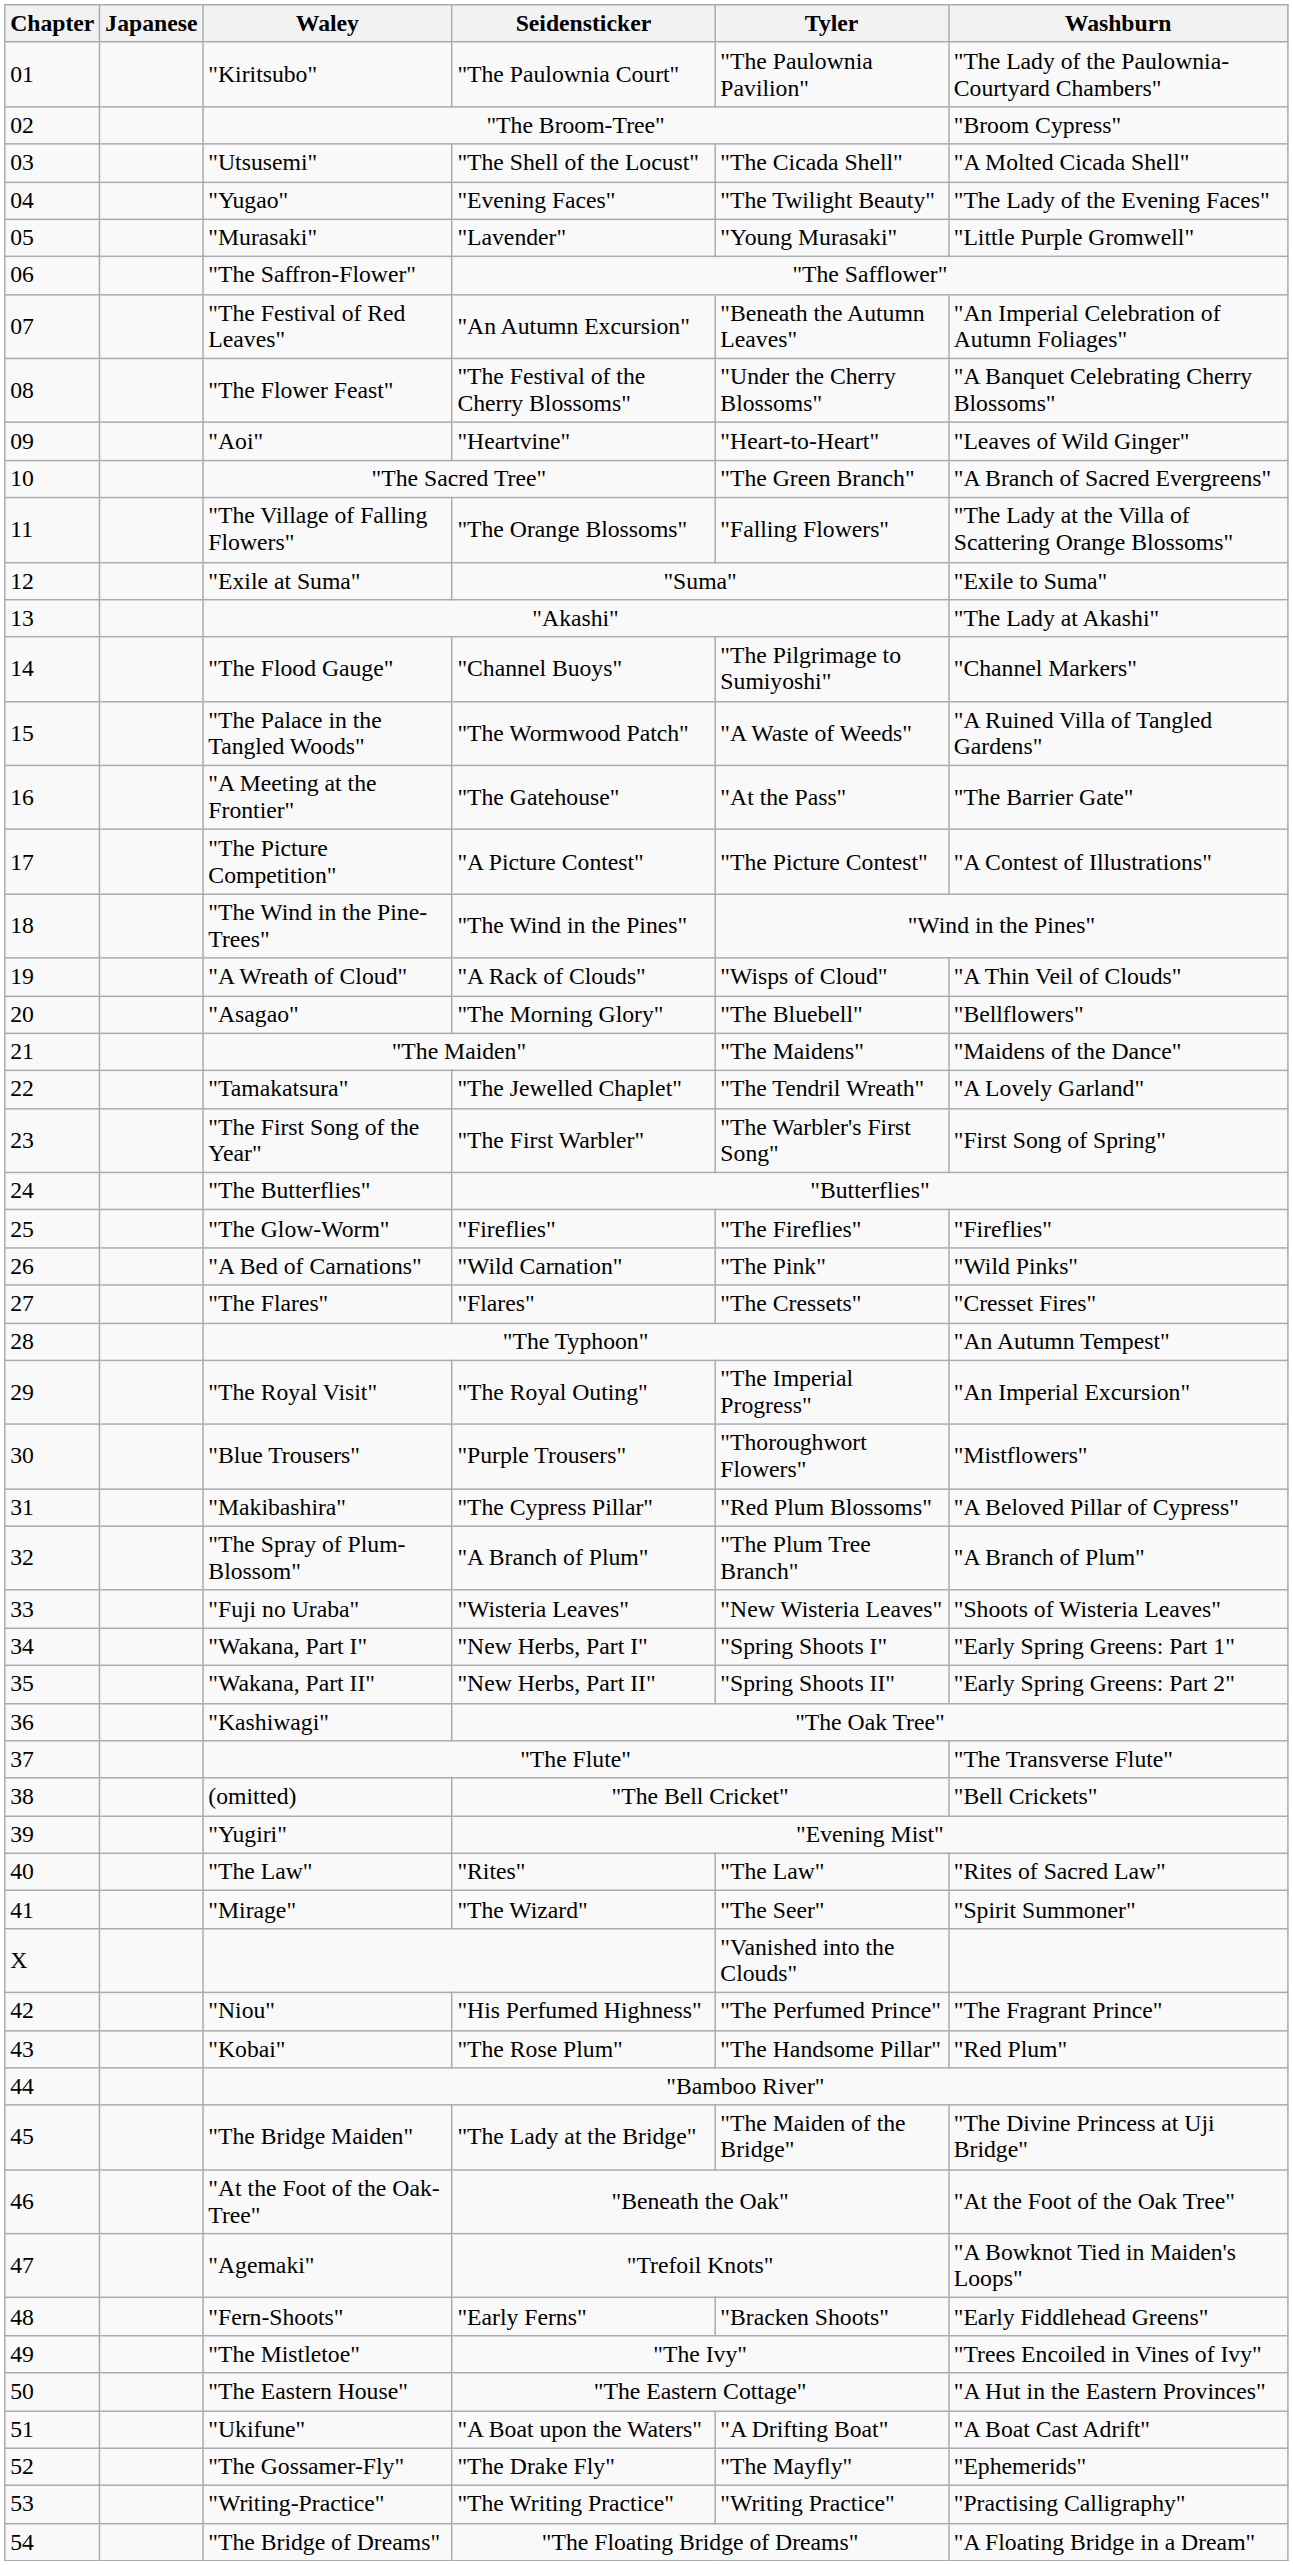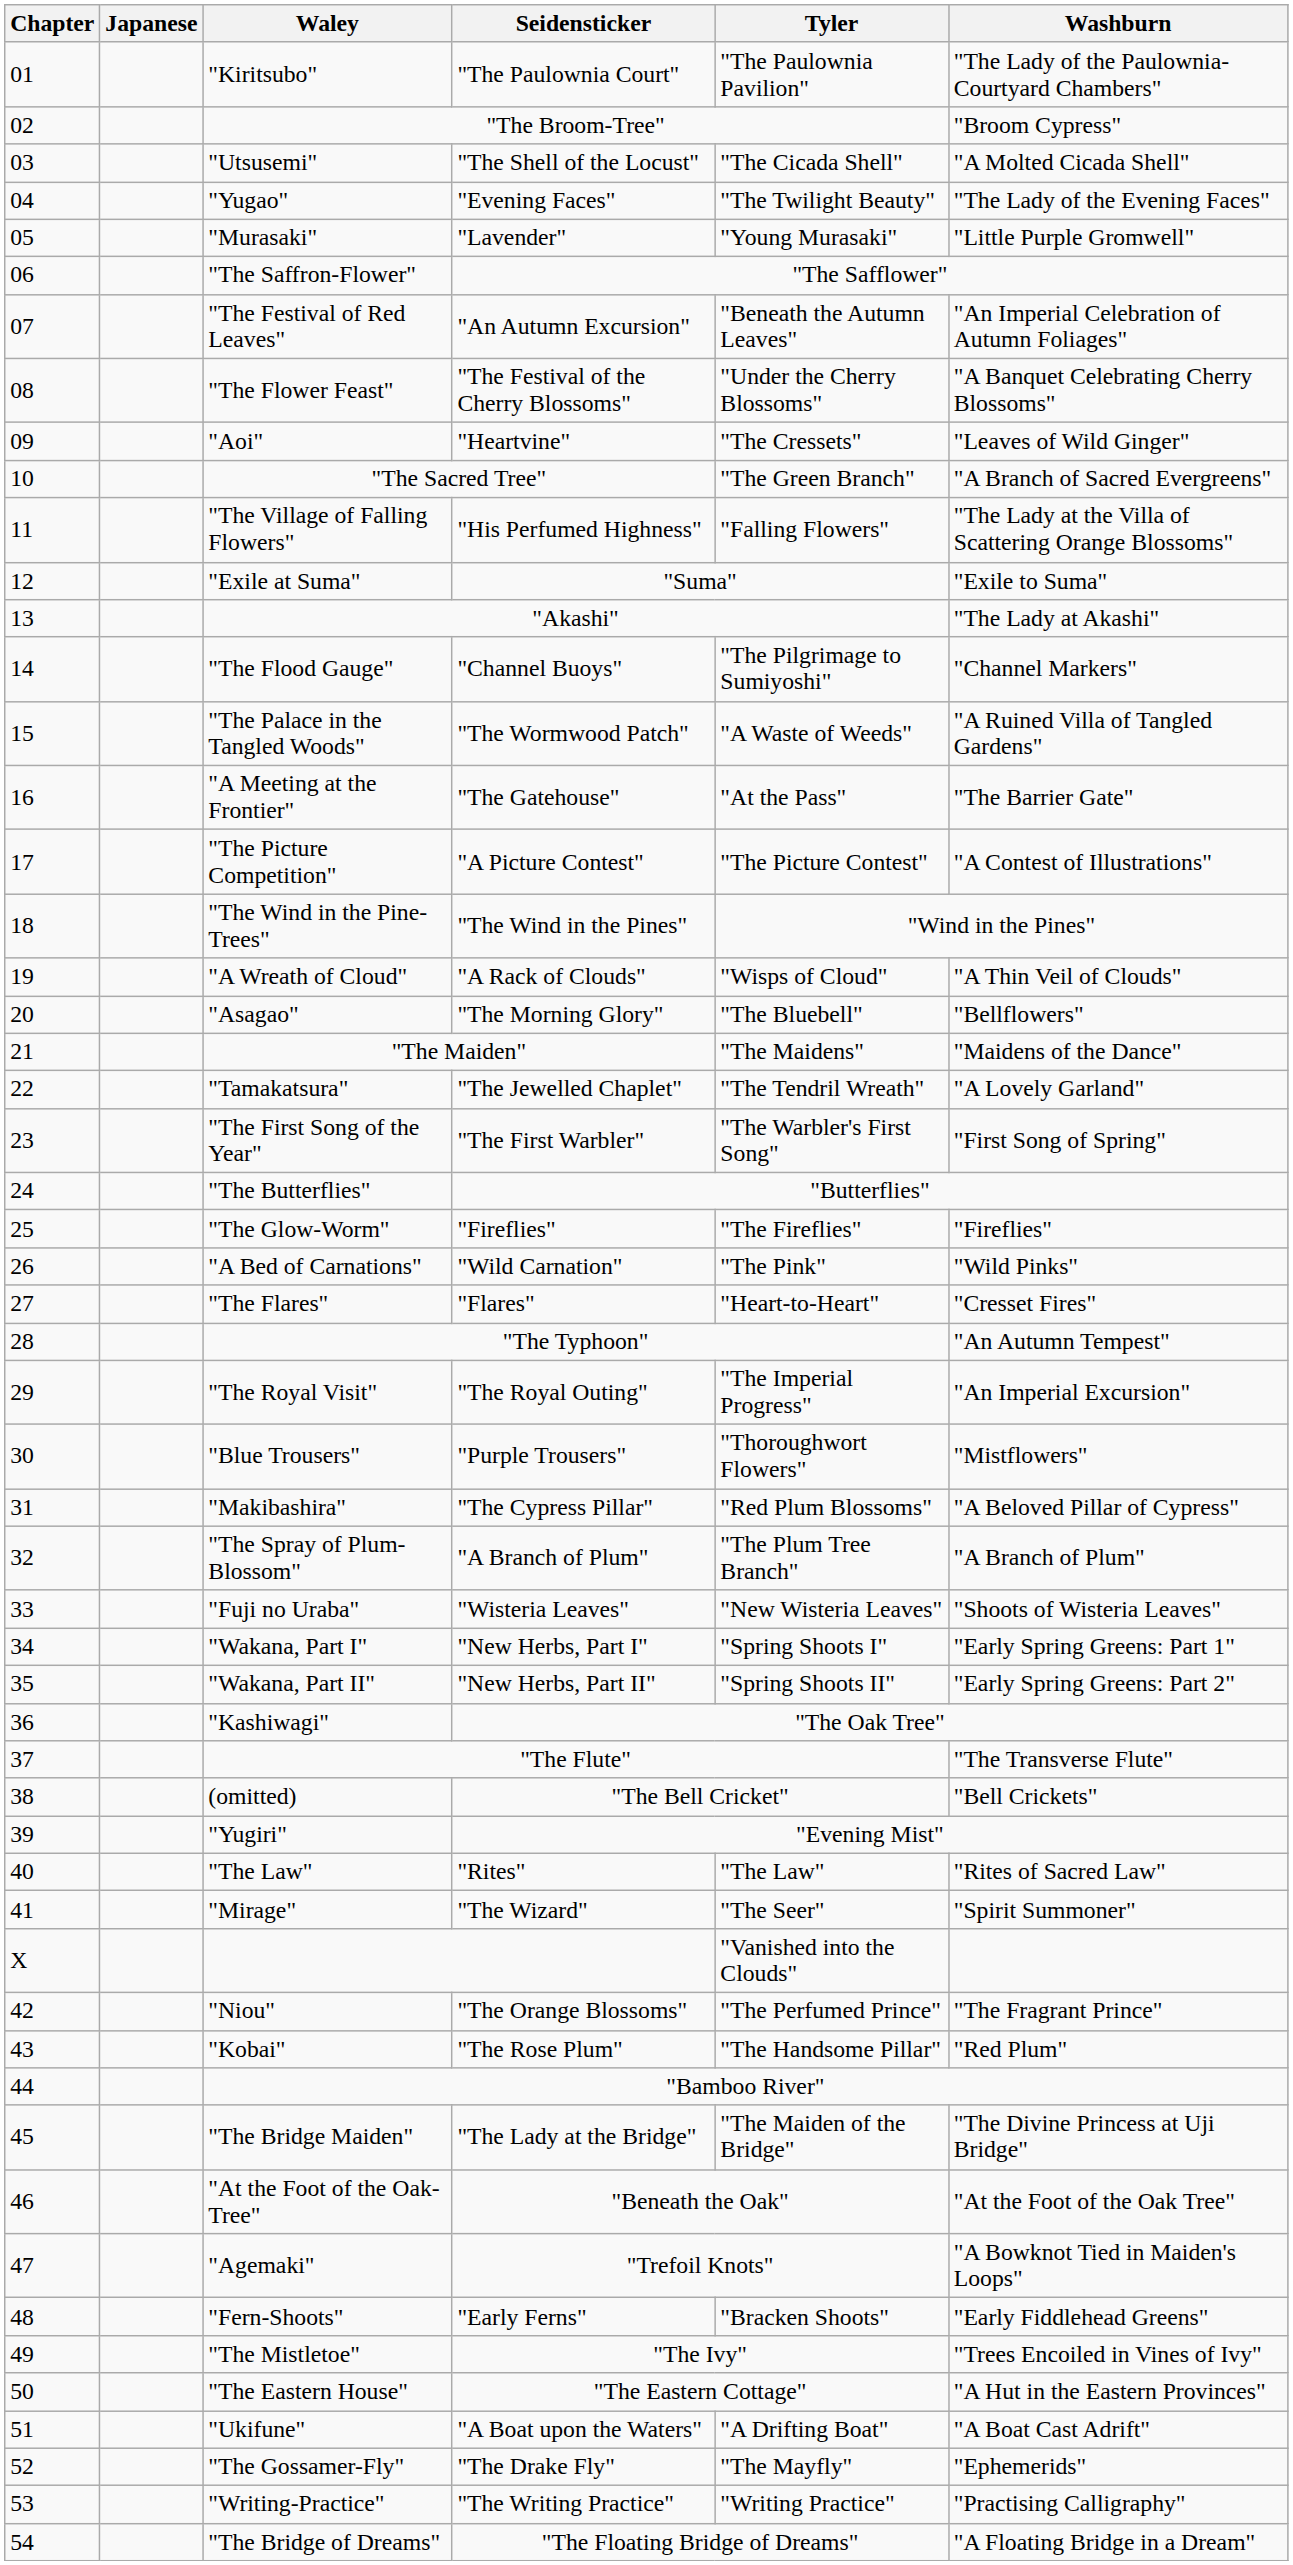(800, 441) "Heart-to-Heart" -> (791, 441) "The Cressets"
(572, 529) "The Orange Blossoms" -> (580, 529) "His Perfumed Highness"
(791, 1303) "The Cressets" -> (800, 1303) "Heart-to-Heart"
(580, 2011) "His Perfumed Highness" -> (572, 2011) "The Orange Blossoms"
